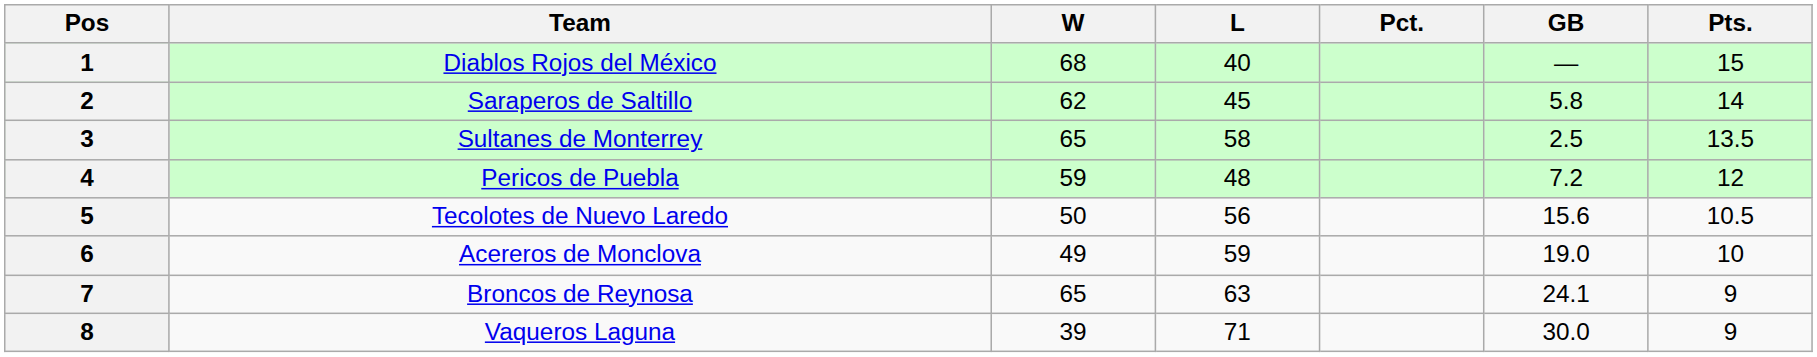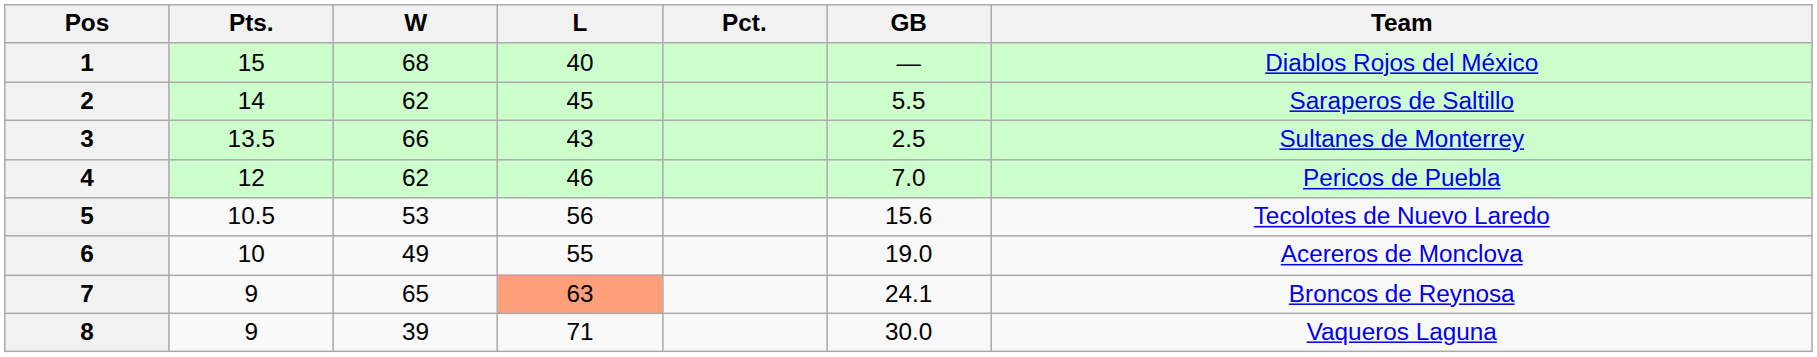columns swapped: (580, 23) <-> (1730, 23)
(1566, 100) 5.8 -> (909, 100) 5.5
(1073, 139) 65 -> (416, 139) 66
(1237, 139) 58 -> (580, 139) 43
(1073, 178) 59 -> (416, 178) 62
(1237, 178) 48 -> (580, 178) 46
(1566, 178) 7.2 -> (909, 178) 7.0
(1073, 216) 50 -> (416, 216) 53
(1237, 255) 59 -> (580, 255) 55
(1237, 293) no background -> (580, 293) lightsalmon background
